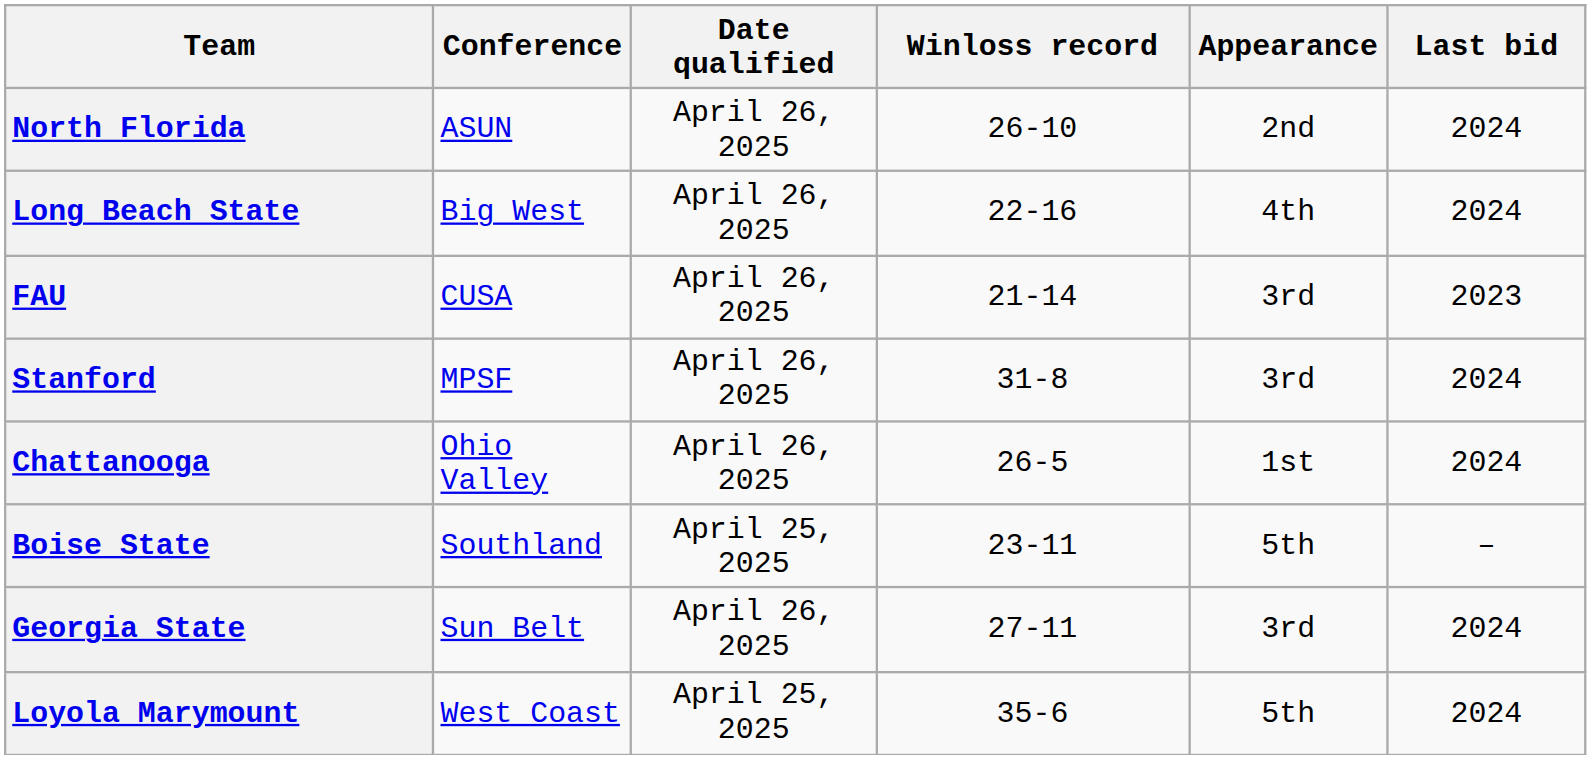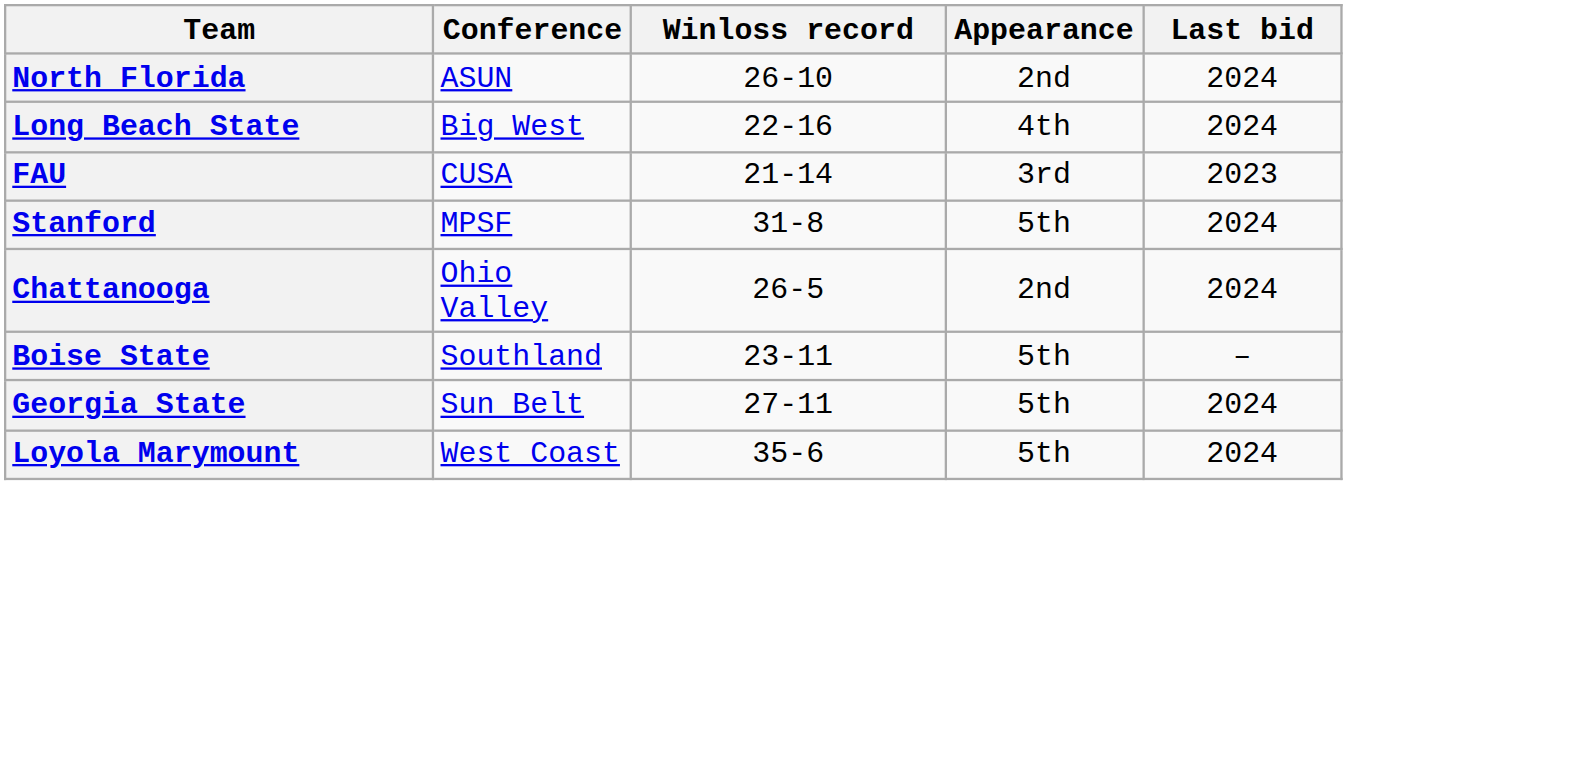- column: (754, 47)
(1288, 380) 3rd -> (1044, 224) 5th
(1288, 463) 1st -> (1044, 290) 2nd
(1288, 629) 3rd -> (1044, 405) 5th
